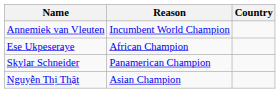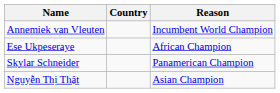columns swapped: (254, 12) <-> (170, 12)
